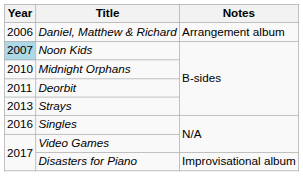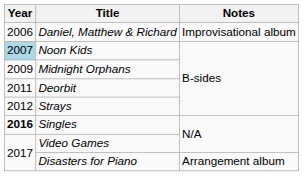(233, 32) Arrangement album -> (239, 32) Improvisational album
(20, 69) 2010 -> (20, 69) 2009
(20, 106) 2013 -> (20, 106) 2012
(20, 124) normal -> (20, 124) bold
(239, 161) Improvisational album -> (233, 161) Arrangement album
